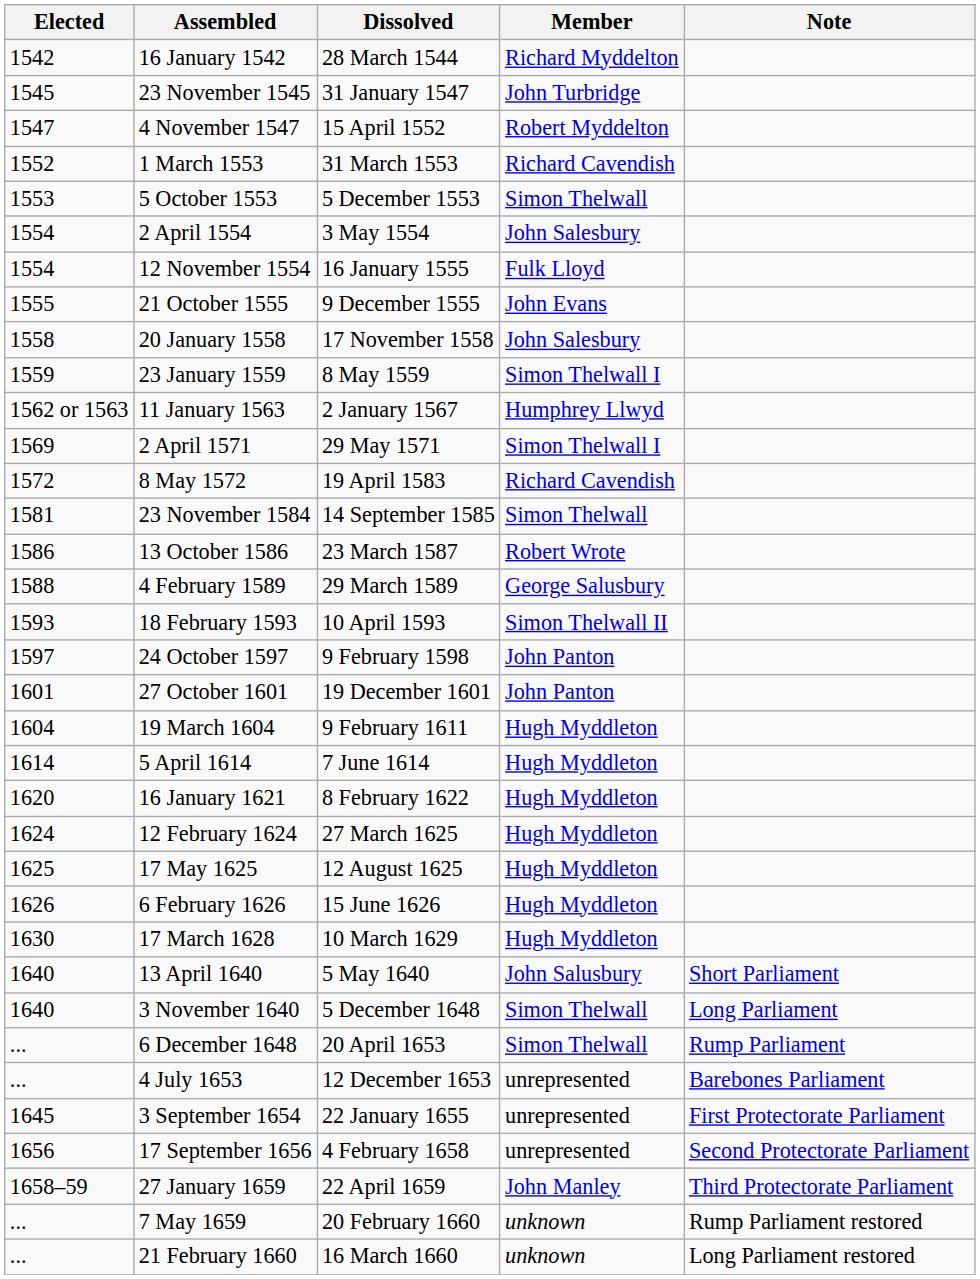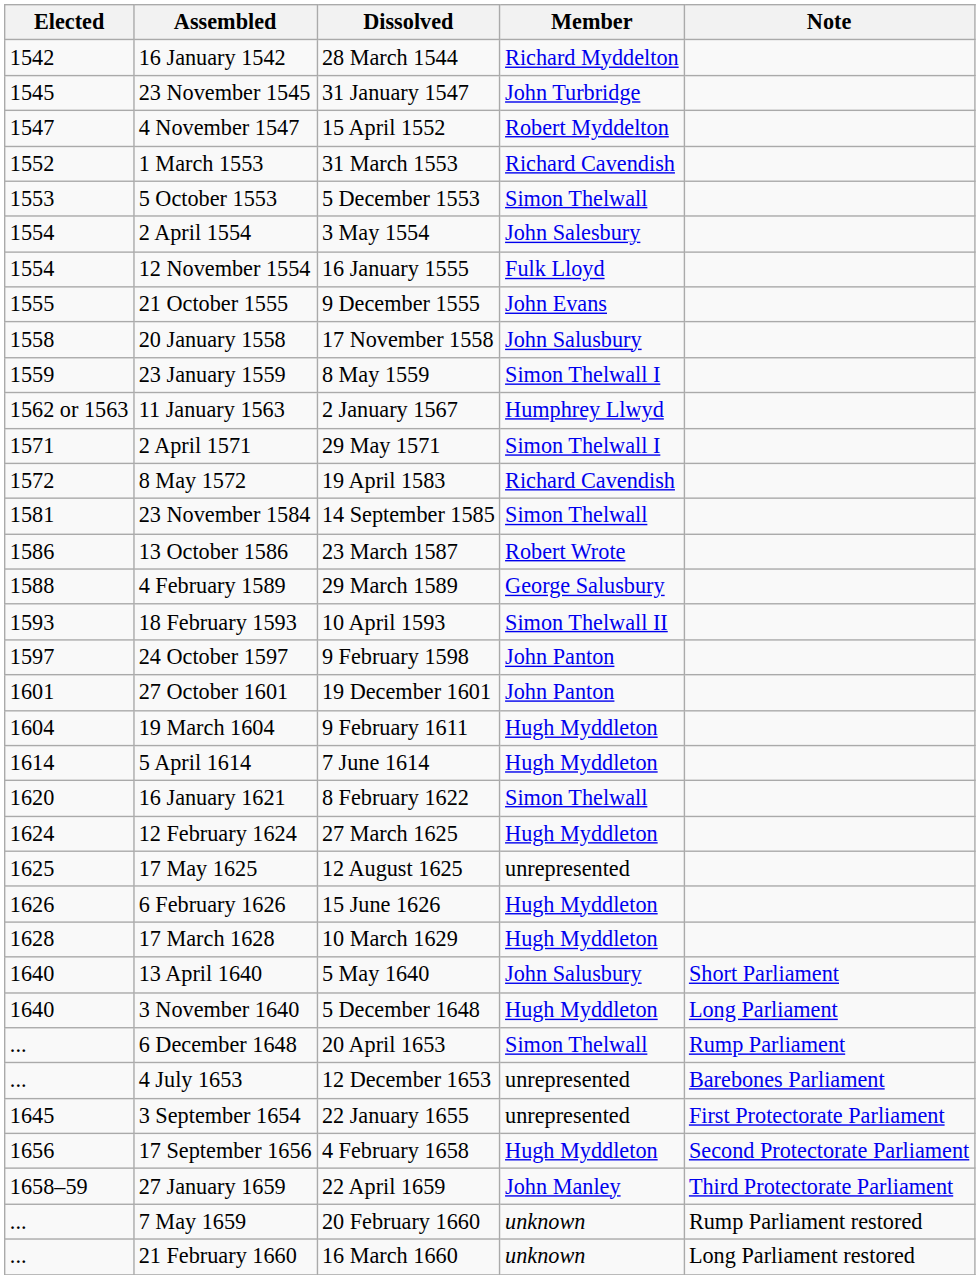(573, 339) John Salesbury -> (573, 339) John Salusbury
(32, 445) 1569 -> (32, 445) 1571
(581, 798) Hugh Myddleton -> (576, 798) Simon Thelwall
(581, 868) Hugh Myddleton -> (567, 868) unrepresented
(32, 939) 1630 -> (32, 939) 1628
(576, 1009) Simon Thelwall -> (581, 1009) Hugh Myddleton
(567, 1150) unrepresented -> (581, 1150) Hugh Myddleton
